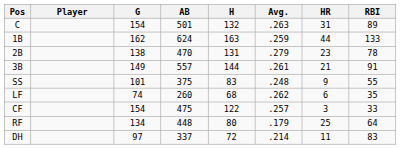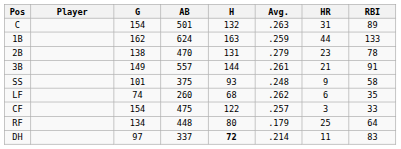(231, 81) 83 -> (231, 81) 93
(372, 81) 55 -> (372, 81) 58
(231, 137) normal -> (231, 137) bold
